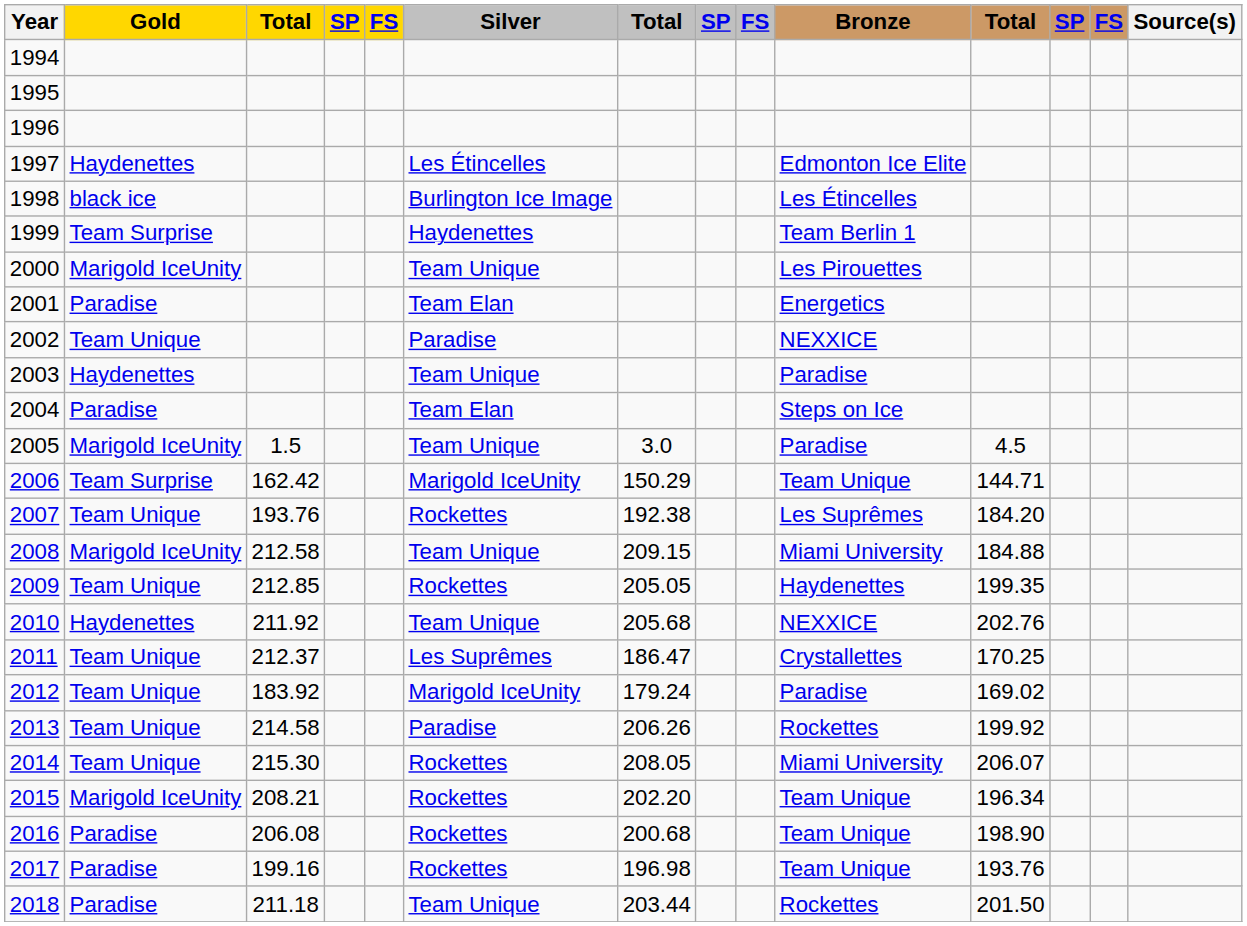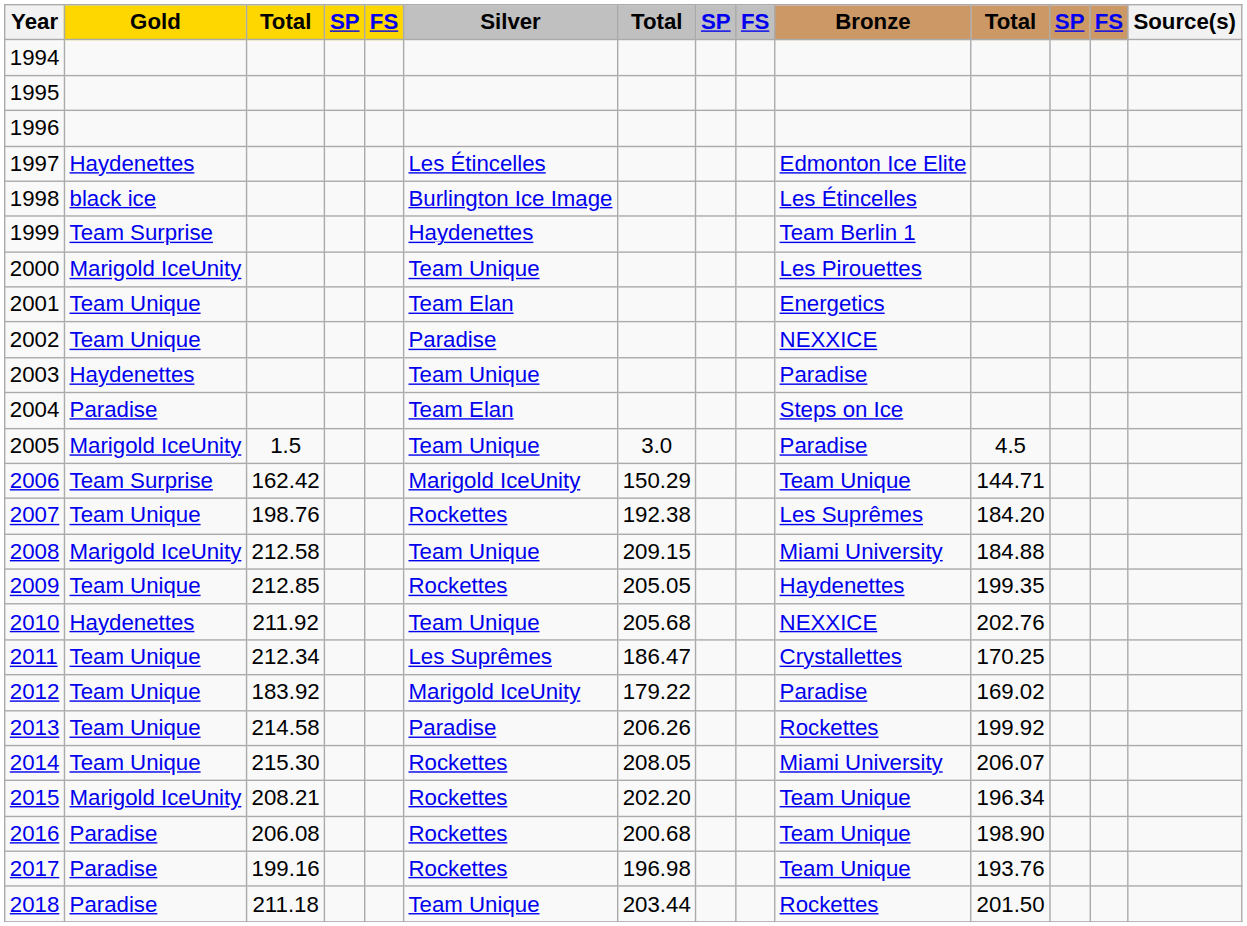(113, 304) Paradise -> (135, 304) Team Unique
(286, 515) 193.76 -> (286, 515) 198.76
(286, 657) 212.37 -> (286, 657) 212.34
(657, 692) 179.24 -> (657, 692) 179.22
